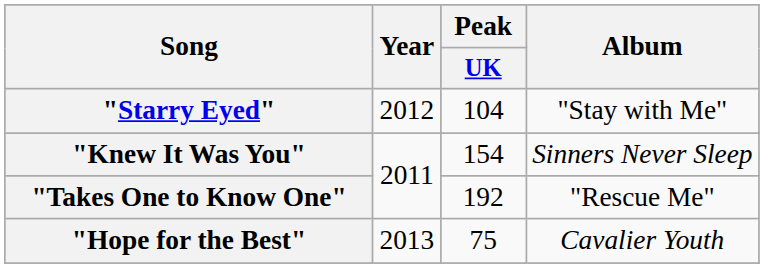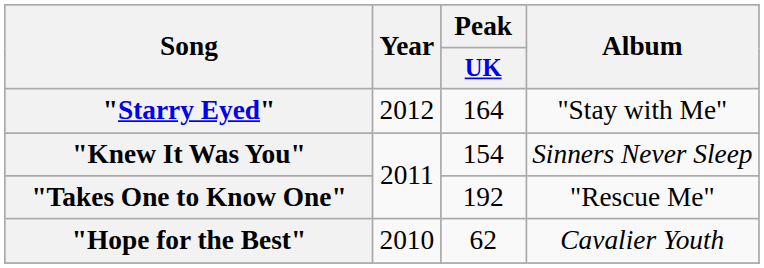(483, 110) 104 -> (483, 110) 164
(407, 240) 2013 -> (407, 240) 2010
(483, 240) 75 -> (483, 240) 62
